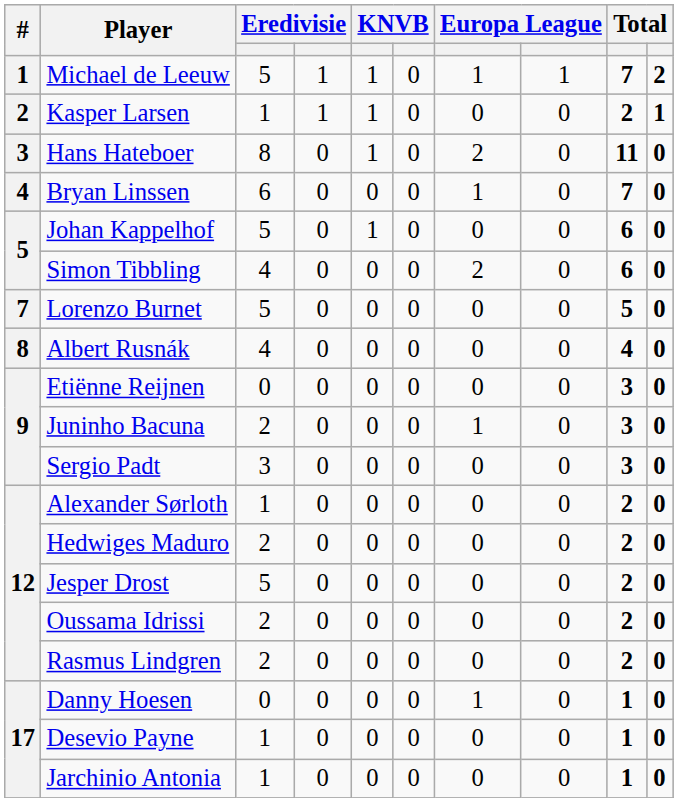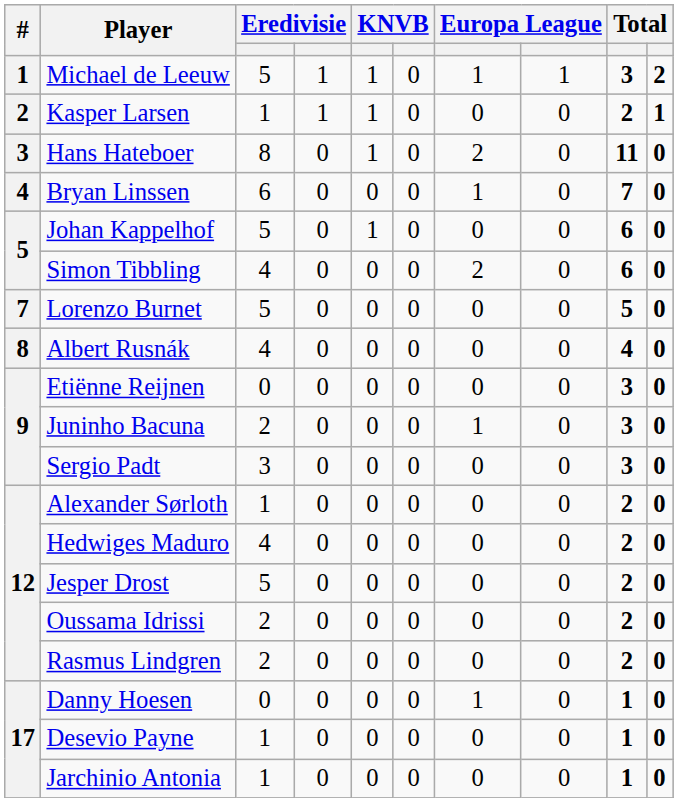(627, 74) 7 -> (627, 74) 3
(265, 543) 2 -> (265, 543) 4
